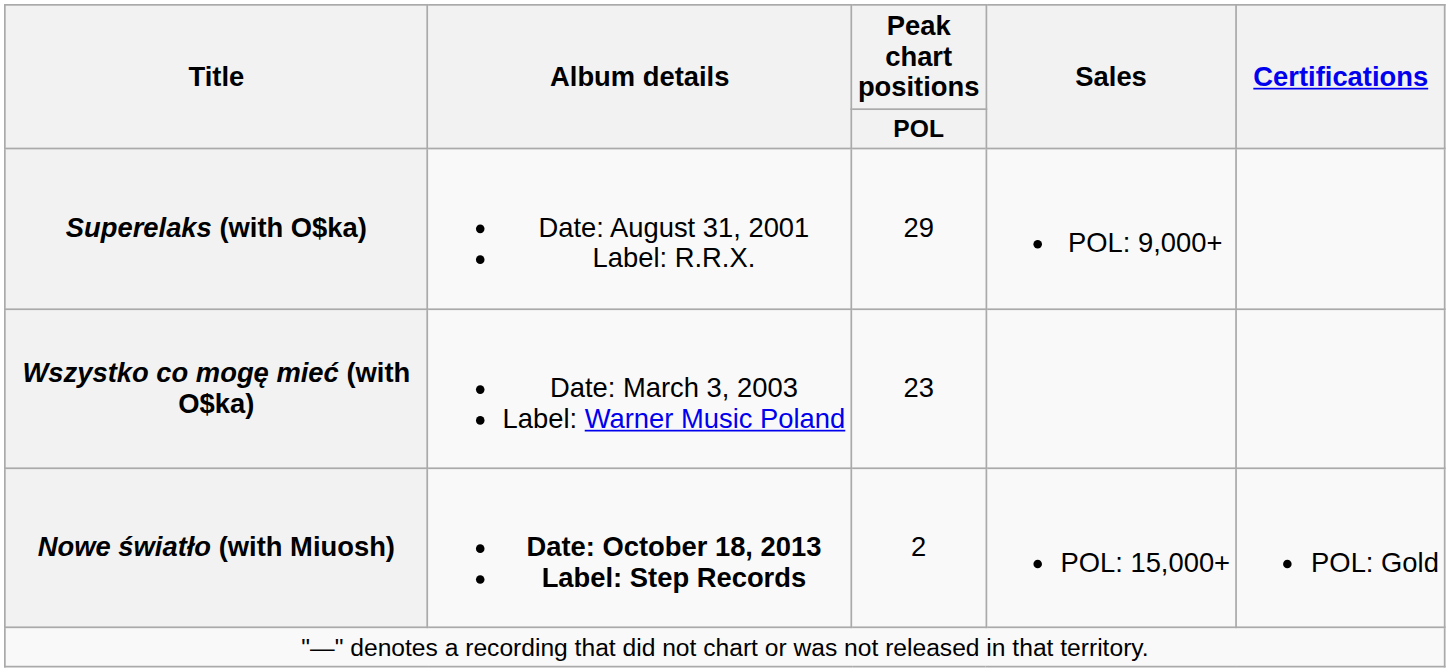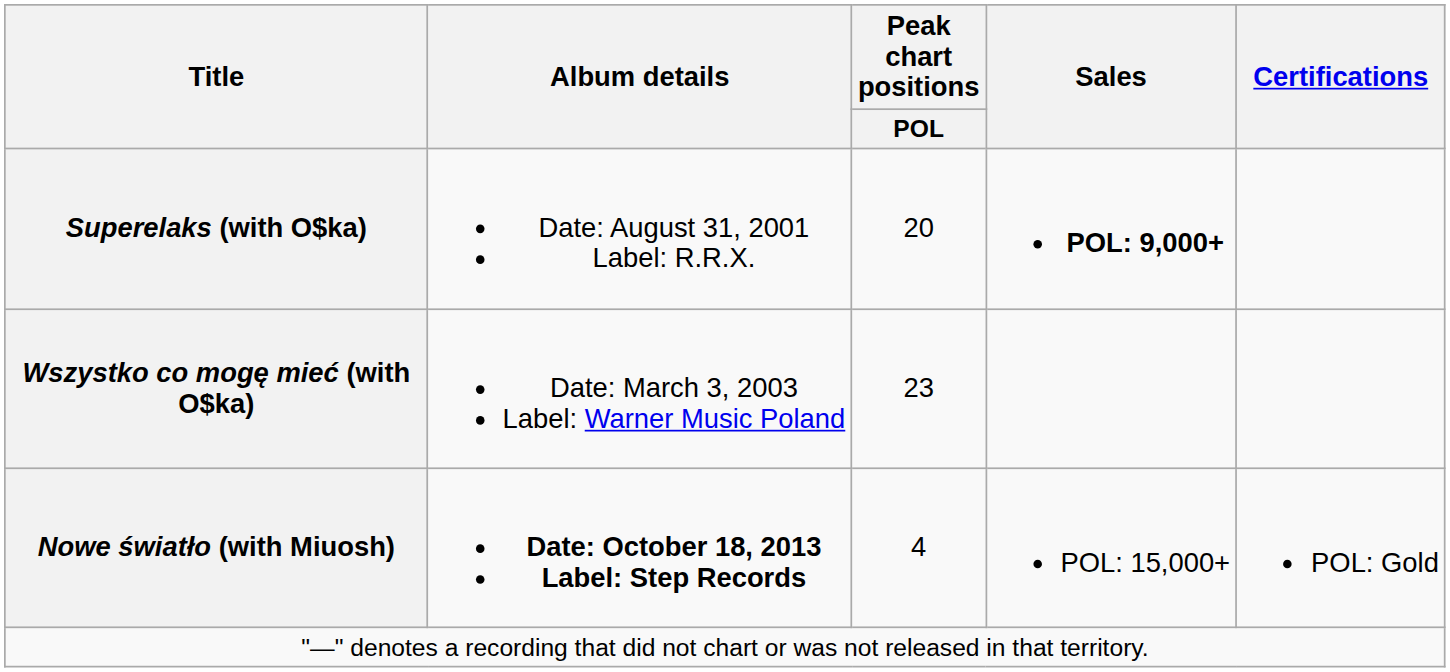(919, 228) 29 -> (919, 228) 20
(1111, 244) normal -> (1111, 244) bold
(919, 547) 2 -> (919, 547) 4
